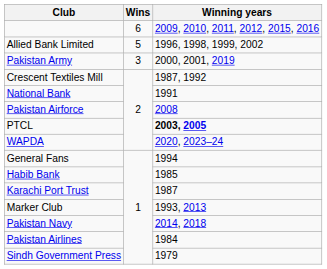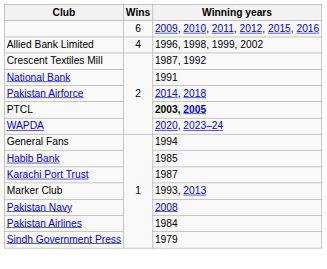(138, 45) 5 -> (138, 45) 4
- row: (39, 61)
(166, 110) 2008 -> (181, 93) 2014, 2018
(181, 223) 2014, 2018 -> (166, 207) 2008
